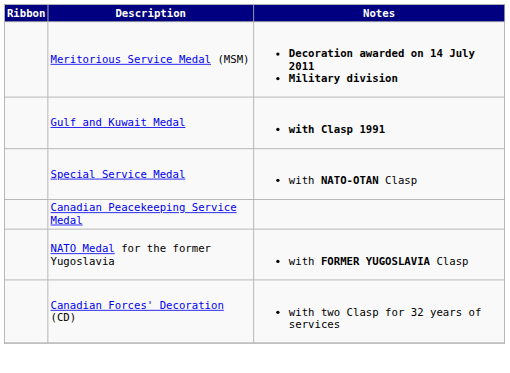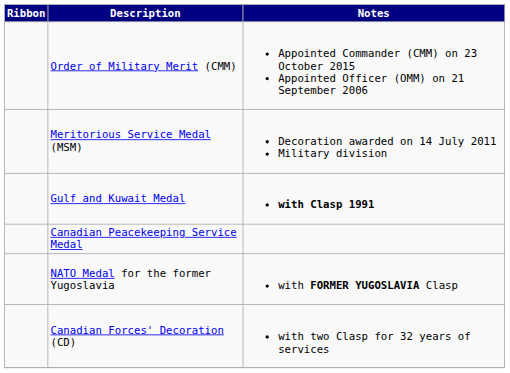+ row: (144, 66)
(379, 66) bold -> (374, 147) normal
- row: (118, 174)
